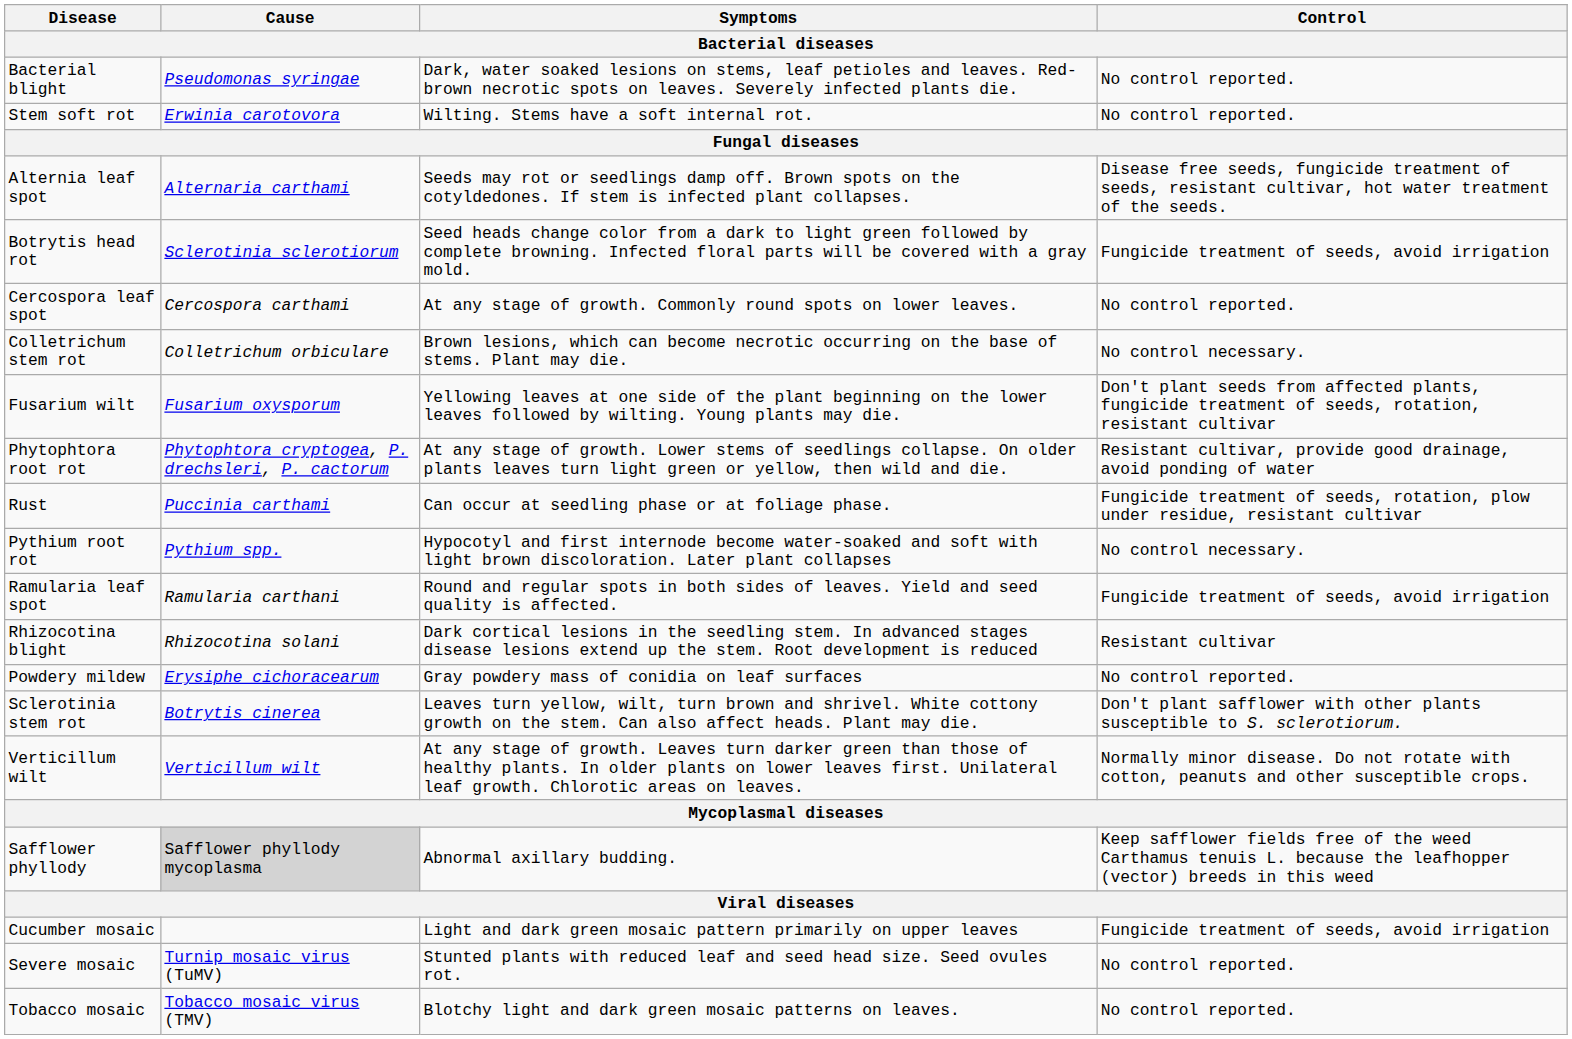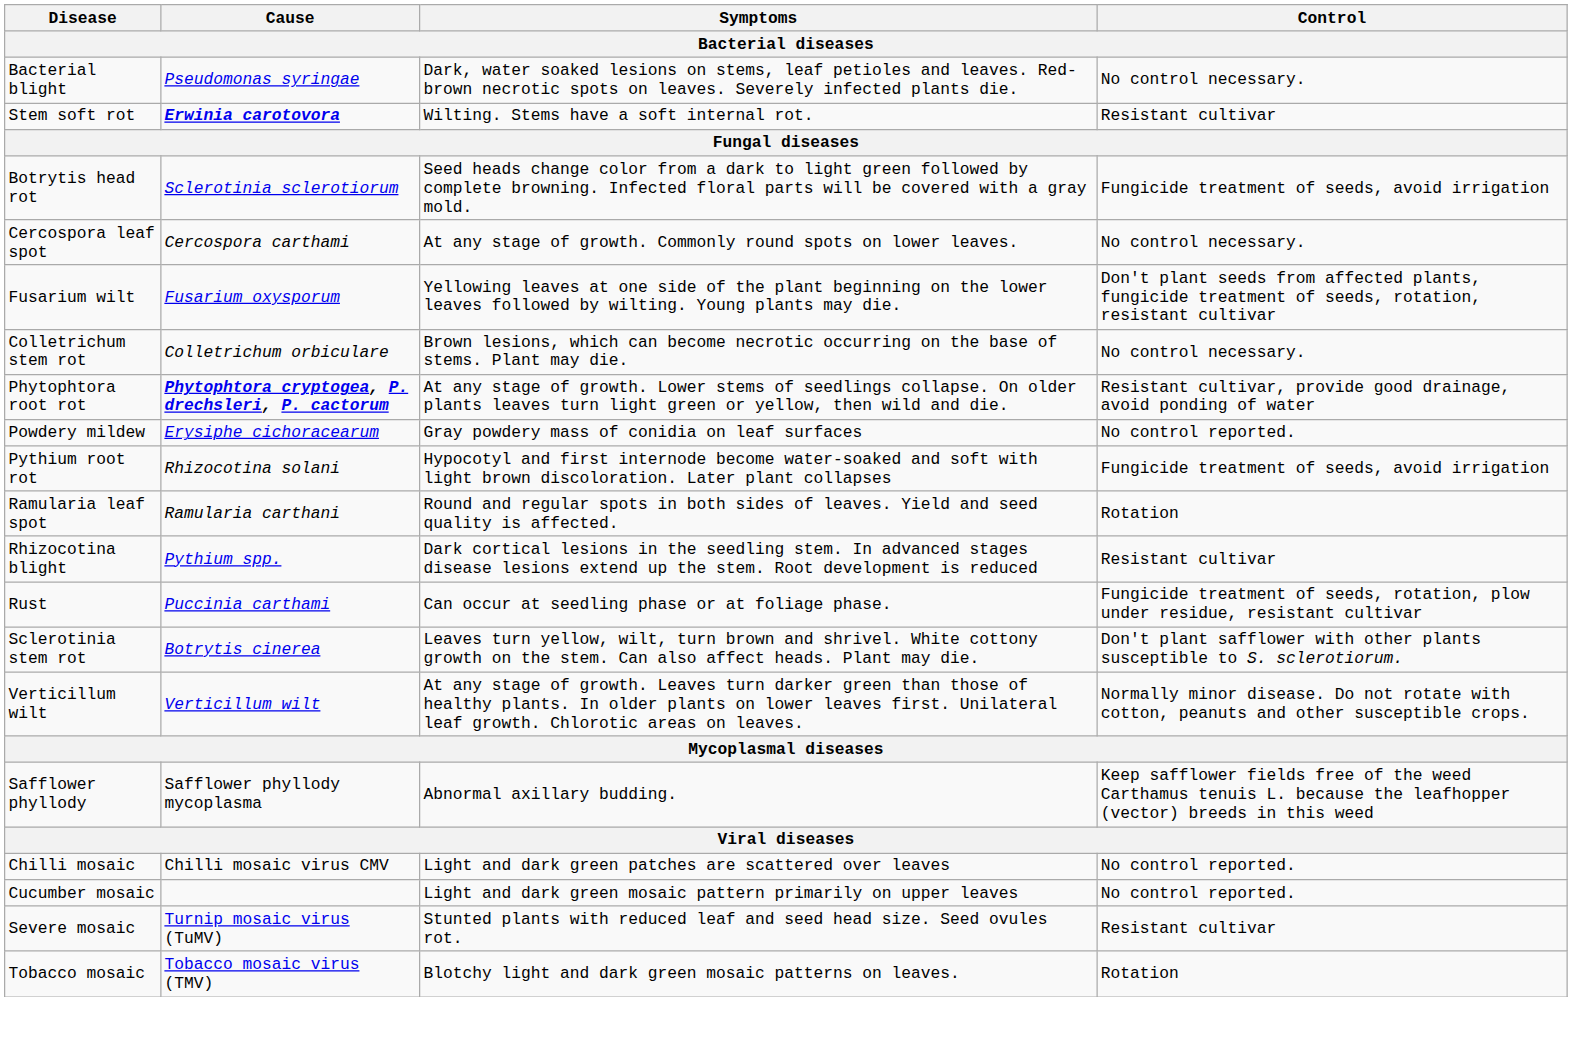(1198, 80) No control reported. -> (1203, 80) No control necessary.
(252, 116) normal -> (252, 116) bold
(1198, 116) No control reported. -> (1189, 116) Resistant cultivar
- row: (72, 188)
(1198, 306) No control reported. -> (1203, 242) No control necessary.
rows swapped: (67, 352) <-> (72, 406)
(286, 461) normal -> (286, 397) bold
rows swapped: (77, 678) <-> (28, 506)
(223, 551) Pythium spp. -> (252, 469) Rhizocotina solani
(1203, 551) No control necessary. -> (1325, 469) Fungicide treatment of seeds, avoid irrigation
(1325, 597) Fungicide treatment of seeds, avoid irrigation -> (1140, 514) Rotation
(252, 642) Rhizocotina solani -> (223, 559) Pythium spp.
(252, 859) lightgrey background -> (252, 795) no background
+ row: (72, 866)
(1325, 930) Fungicide treatment of seeds, avoid irrigation -> (1198, 893) No control reported.
(1198, 966) No control reported. -> (1189, 929) Resistant cultivar
(1198, 1011) No control reported. -> (1140, 974) Rotation
